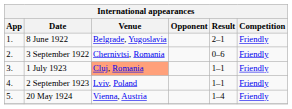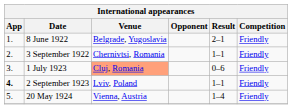(218, 54) 0–6 -> (218, 54) 1–1
(218, 69) 1–1 -> (218, 69) 0–6
(10, 83) normal -> (10, 83) bold
